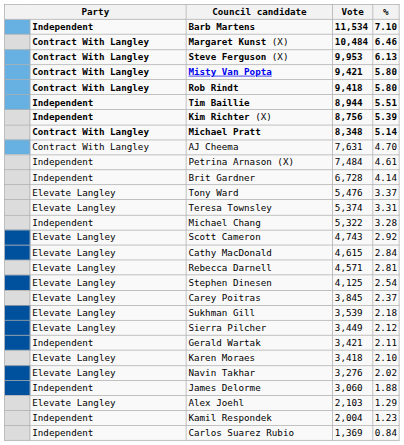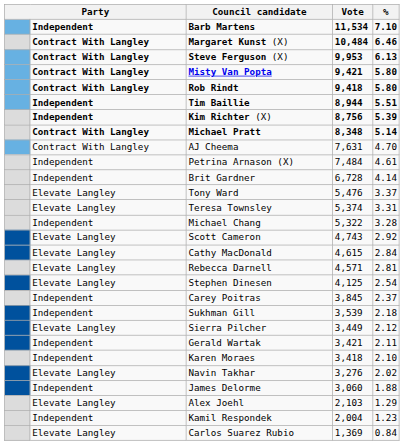(74, 298) Elevate Langley -> (63, 298) Independent
(74, 313) Elevate Langley -> (63, 313) Independent
(74, 358) Elevate Langley -> (63, 358) Independent
(63, 433) Independent -> (74, 433) Elevate Langley
